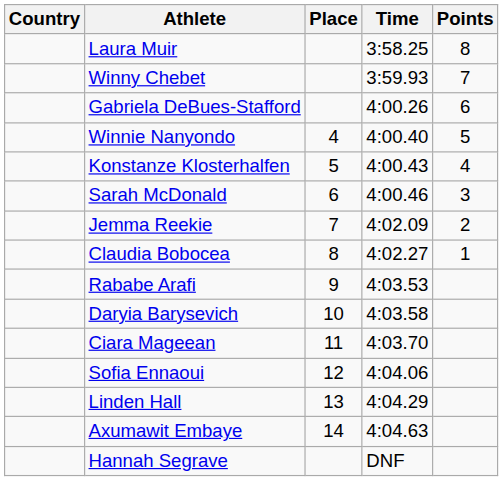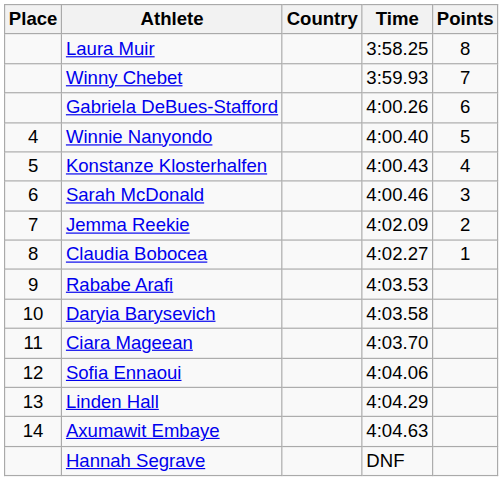columns swapped: (334, 19) <-> (44, 19)
